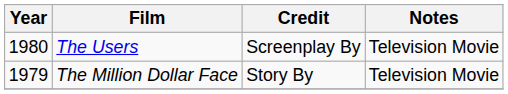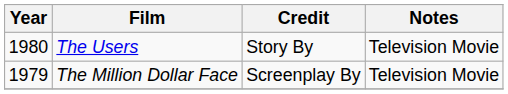(303, 46) Screenplay By -> (280, 46) Story By
(280, 74) Story By -> (303, 74) Screenplay By
